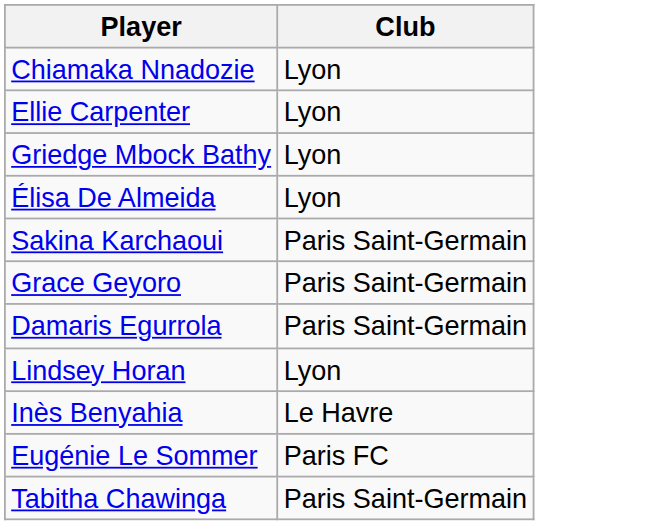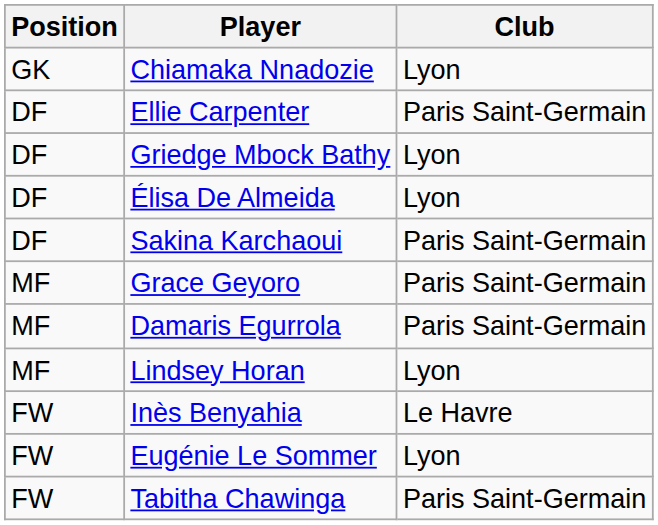+ column: (64, 26)
(313, 112) Lyon -> (525, 112) Paris Saint-Germain
(336, 455) Paris FC -> (432, 455) Lyon
